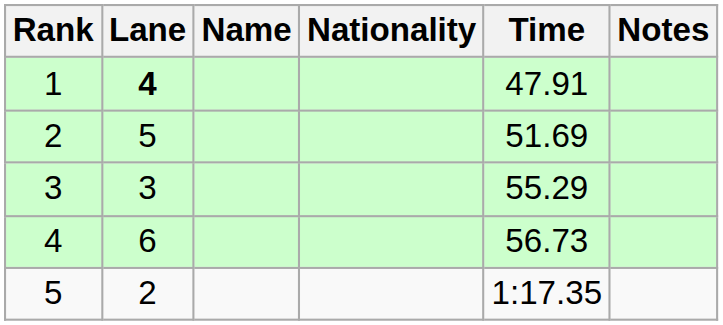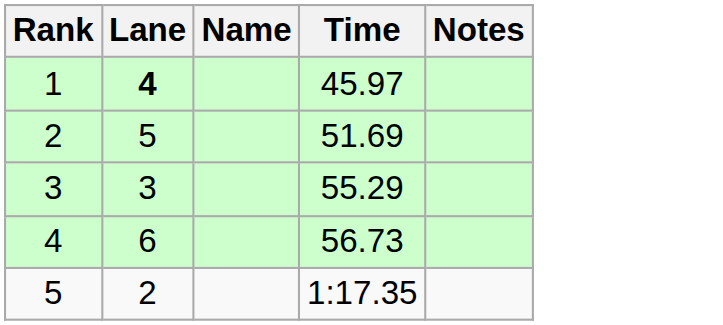- column: (392, 30)
(547, 83) 47.91 -> (362, 83) 45.97
